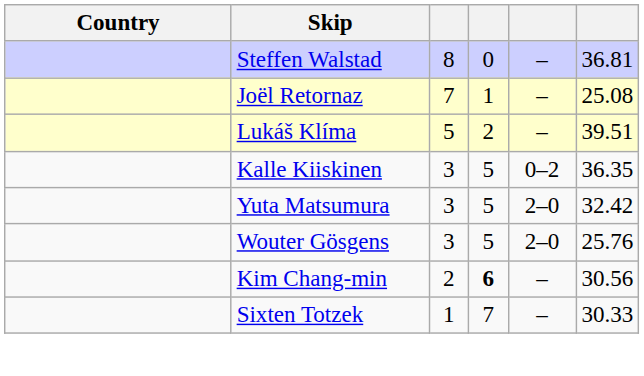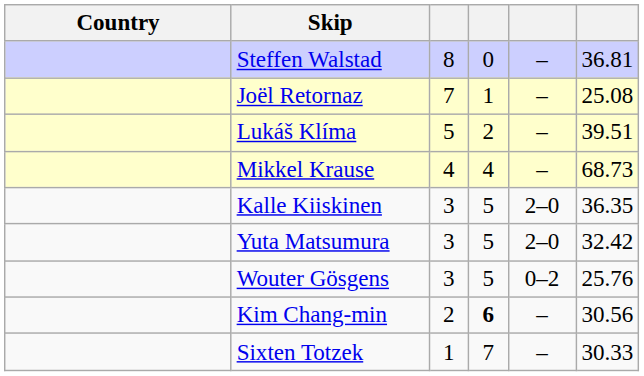+ row: (305, 168)
(542, 168) 0–2 -> (542, 205) 2–0
(542, 242) 2–0 -> (542, 278) 0–2
